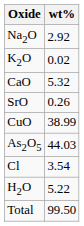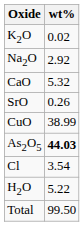rows swapped: (22, 36) <-> (19, 60)
(62, 144) normal -> (62, 144) bold
